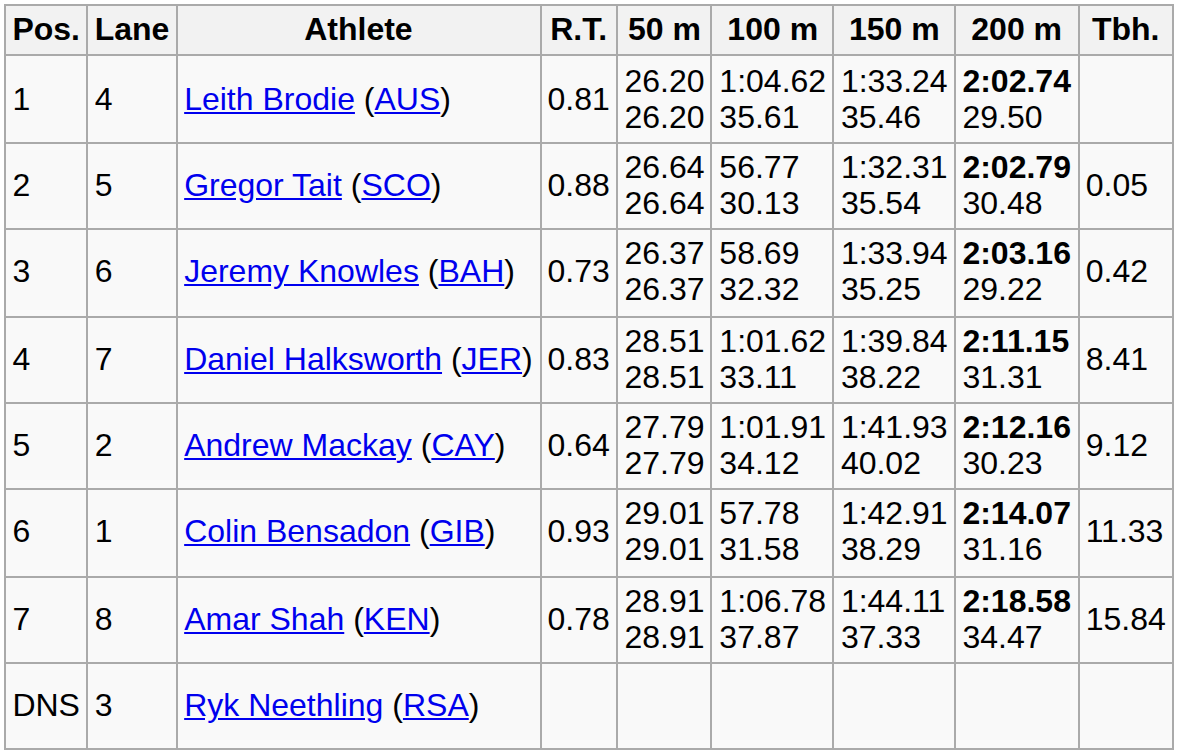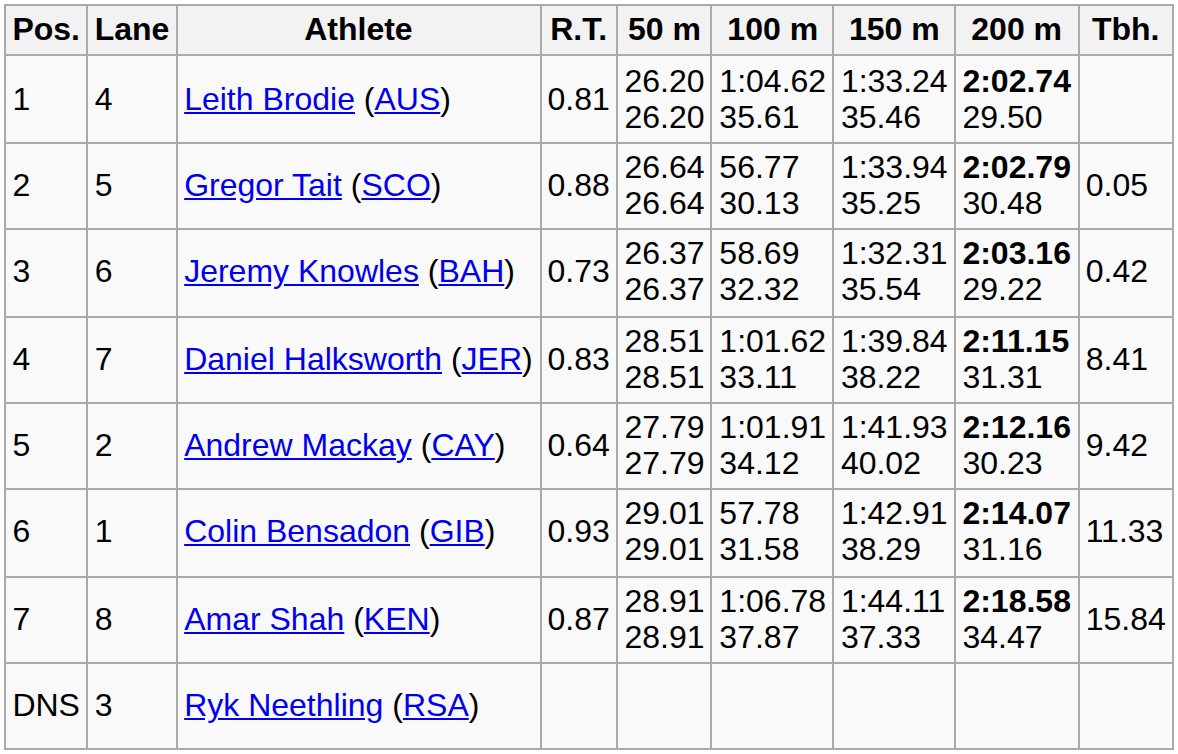(894, 185) 1:32.31 35.54 -> (894, 185) 1:33.94 35.25
(894, 272) 1:33.94 35.25 -> (894, 272) 1:32.31 35.54
(1117, 445) 9.12 -> (1117, 445) 9.42
(579, 619) 0.78 -> (579, 619) 0.87
